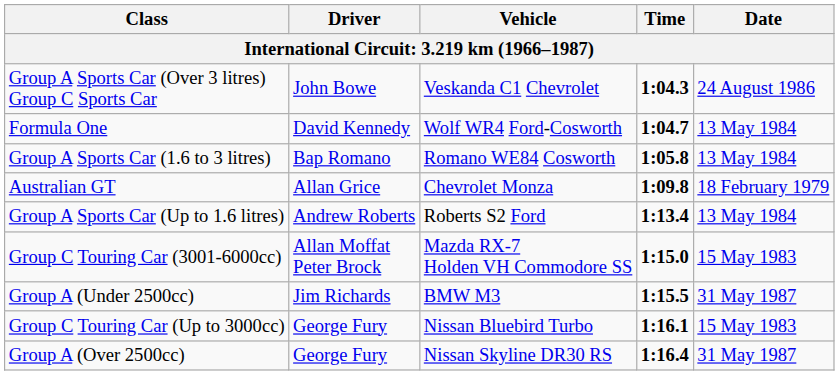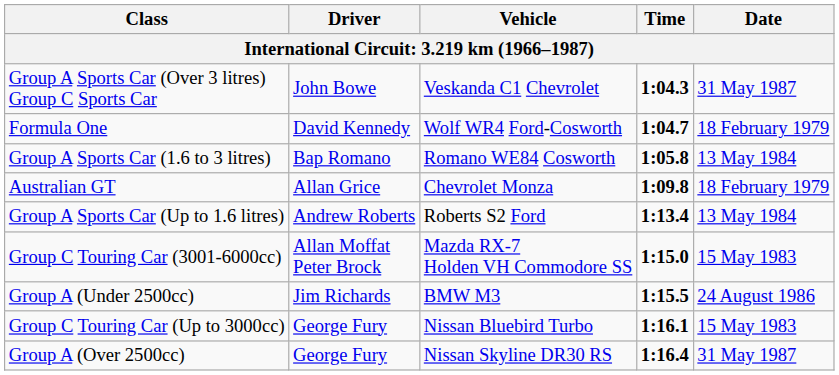(756, 88) 24 August 1986 -> (747, 88) 31 May 1987
(747, 128) 13 May 1984 -> (763, 128) 18 February 1979
(747, 296) 31 May 1987 -> (756, 296) 24 August 1986
